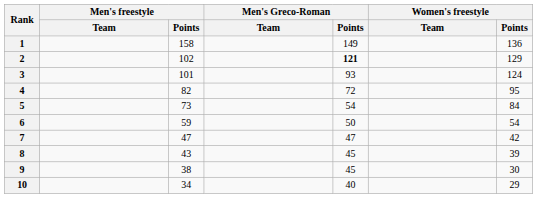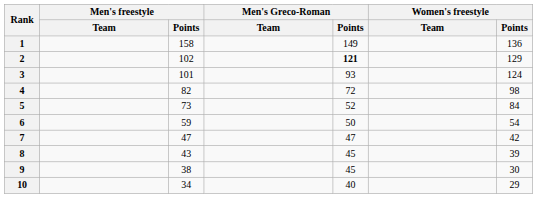(515, 91) 95 -> (515, 91) 98
(350, 106) 54 -> (350, 106) 52
